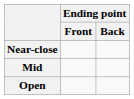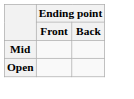- row: (32, 49)
